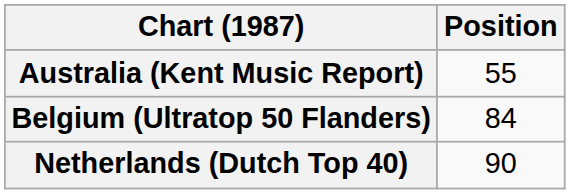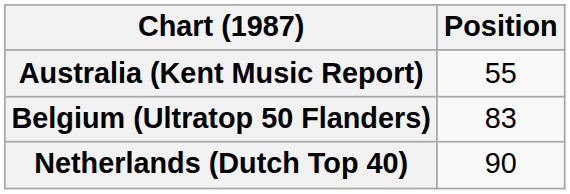(501, 118) 84 -> (501, 118) 83
